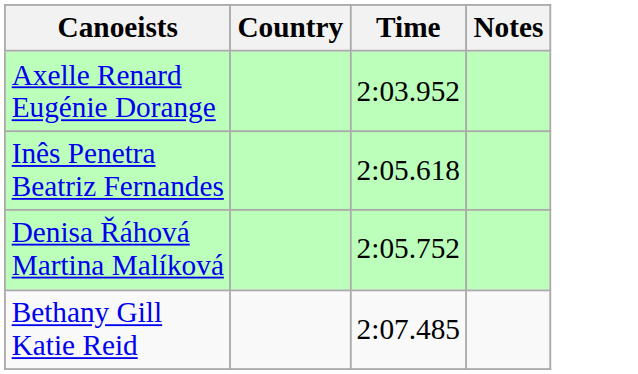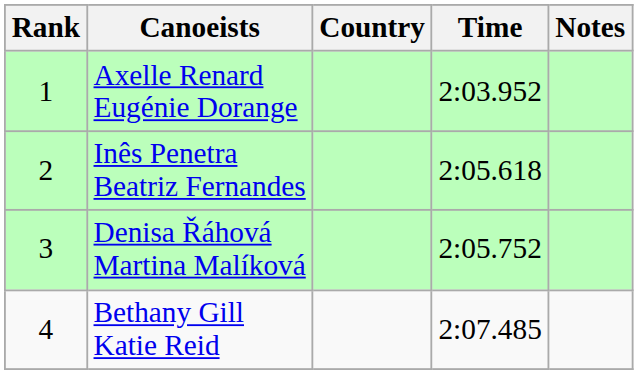+ column: (46, 27)
